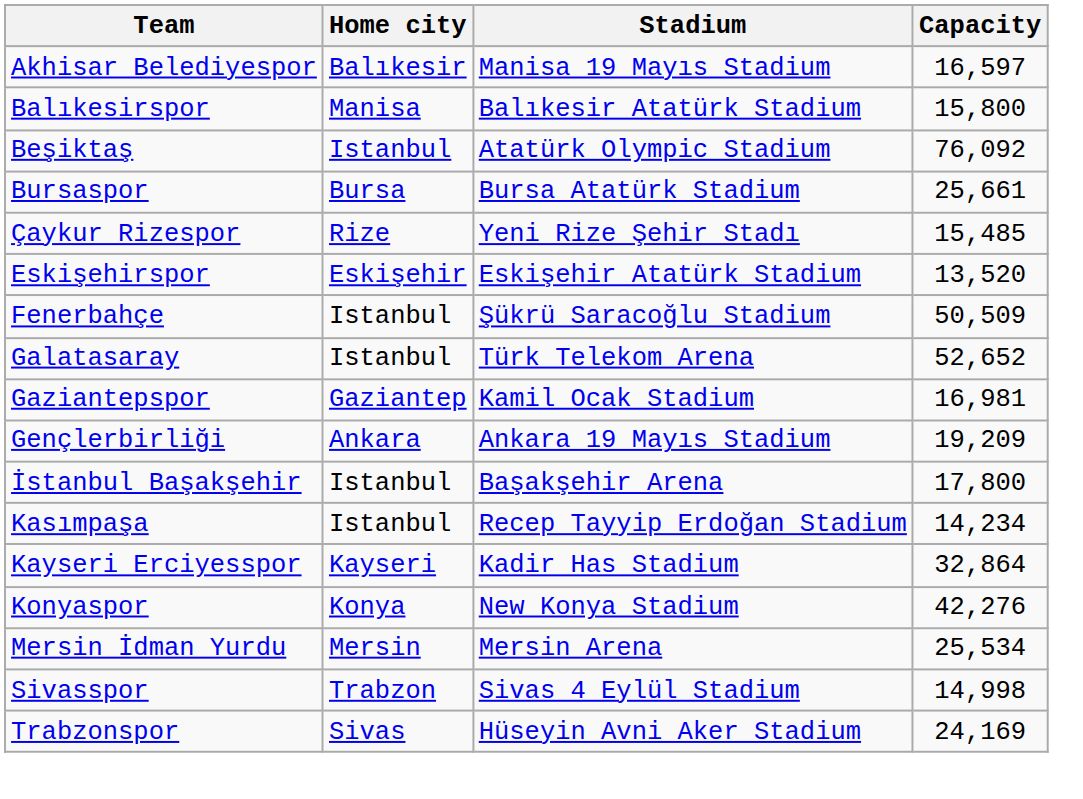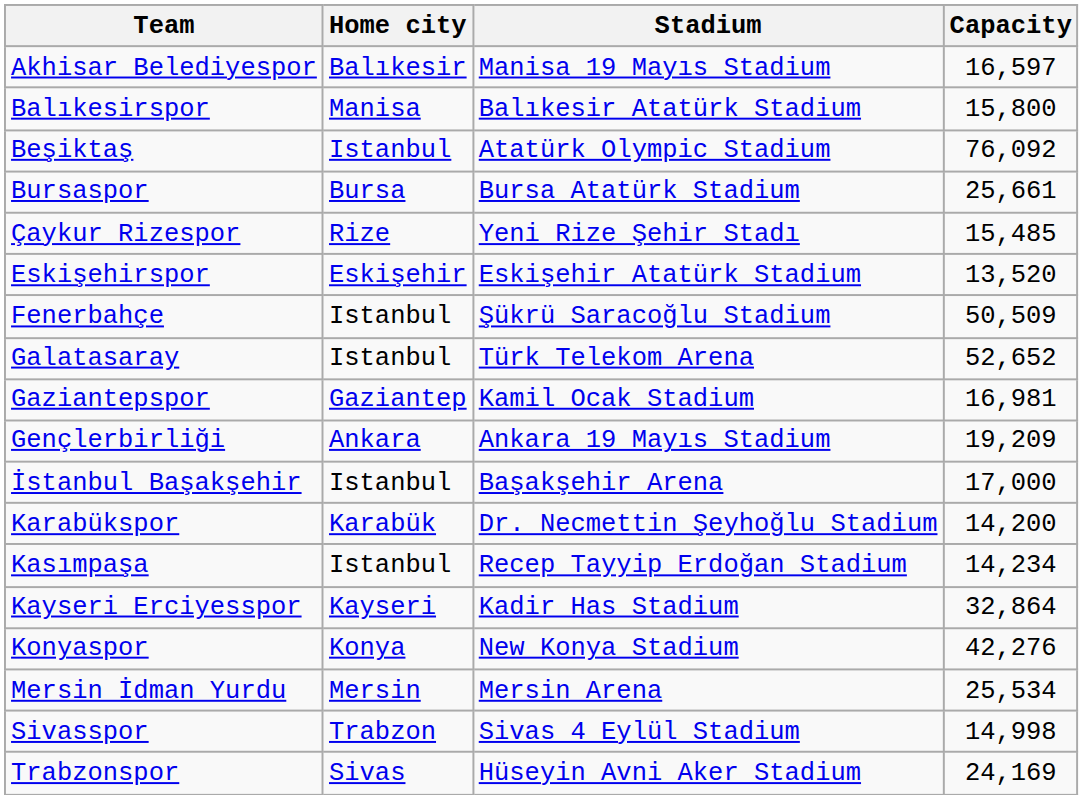(980, 483) 17,800 -> (1011, 483) 17,000
+ row: (95, 524)
